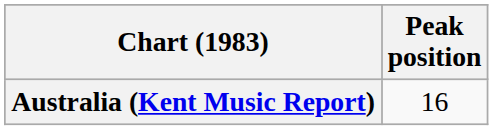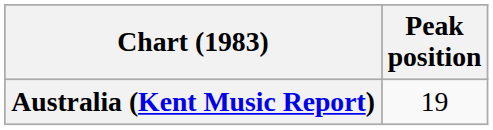(435, 101) 16 -> (435, 101) 19
